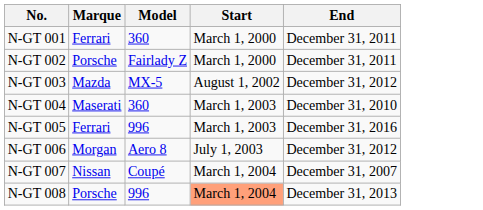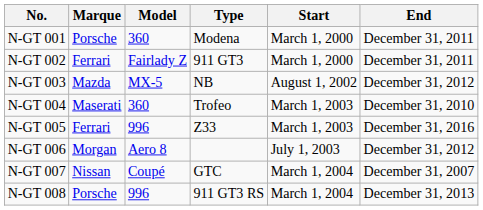+ column: (229, 15)
(91, 37) Ferrari -> (94, 37) Porsche
(94, 60) Porsche -> (91, 60) Ferrari
(235, 194) lightsalmon background -> (312, 194) no background
